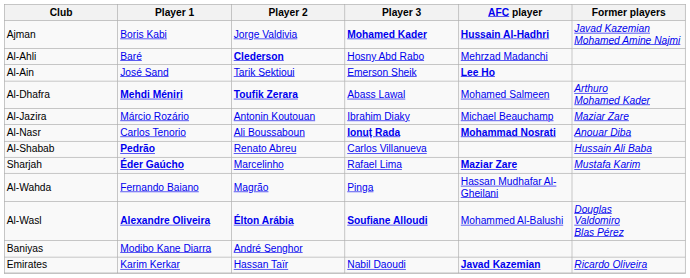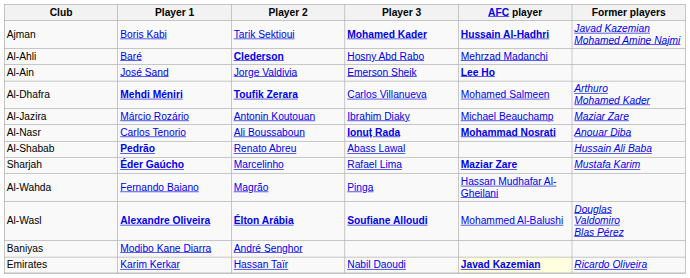(266, 34) Jorge Valdivia -> (264, 34) Tarik Sektioui
(264, 72) Tarik Sektioui -> (266, 72) Jorge Valdivia
(376, 94) Abass Lawal -> (387, 94) Carlos Villanueva
(387, 149) Carlos Villanueva -> (376, 149) Abass Lawal
(501, 265) no background -> (501, 265) lightyellow background
